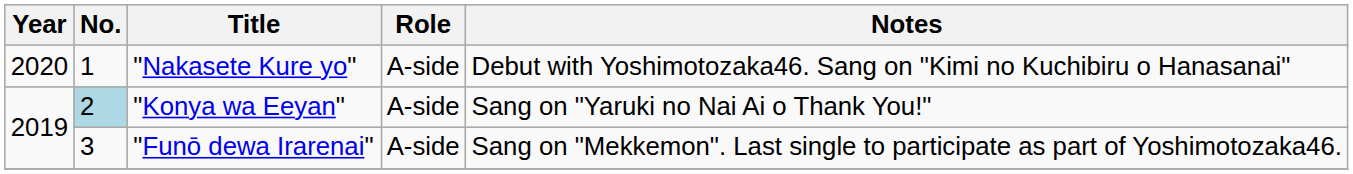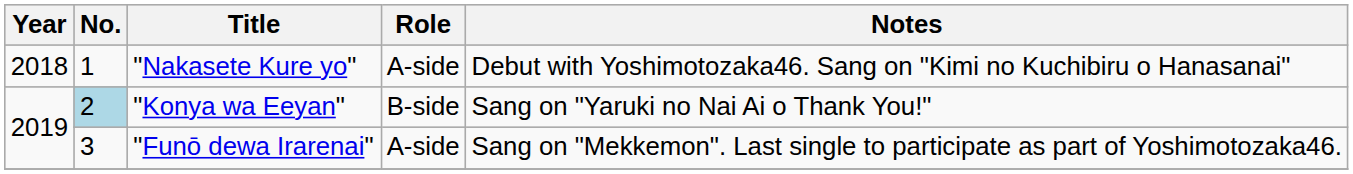(39, 65) 2020 -> (39, 65) 2018
(423, 106) A-side -> (423, 106) B-side
